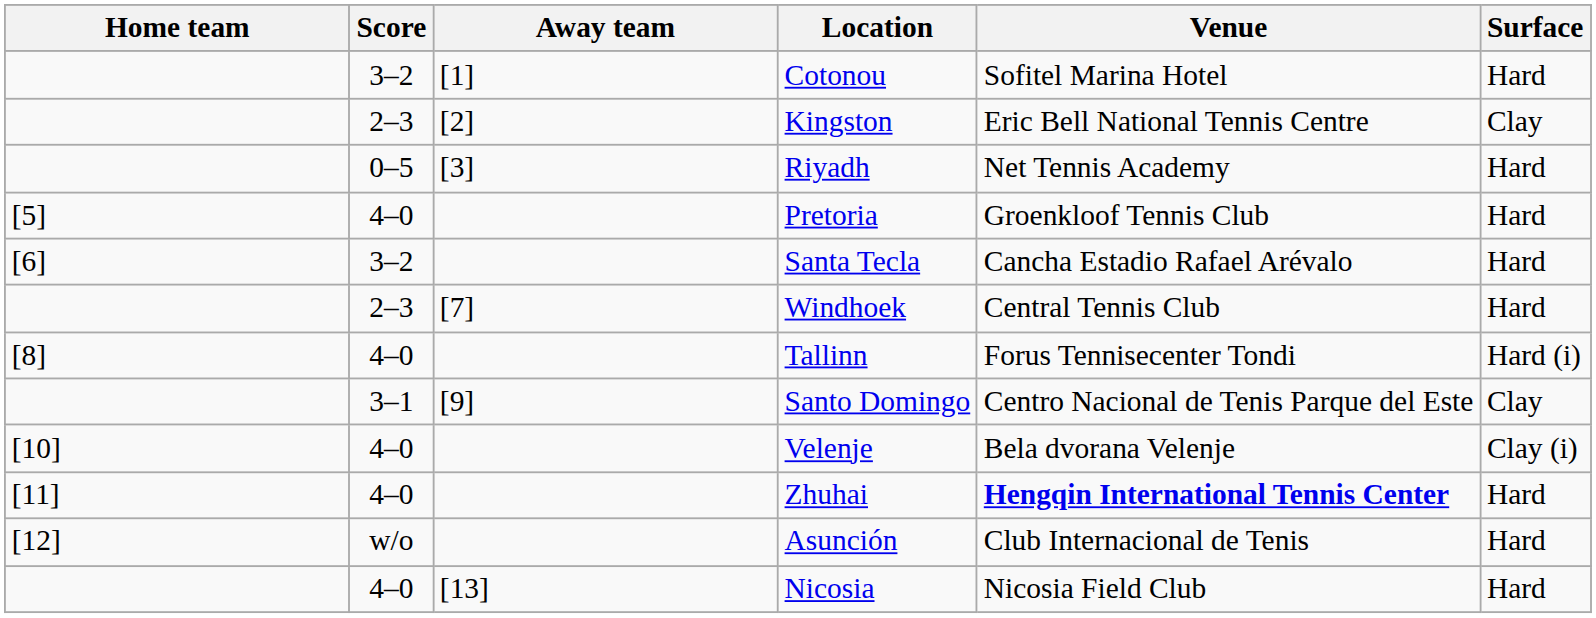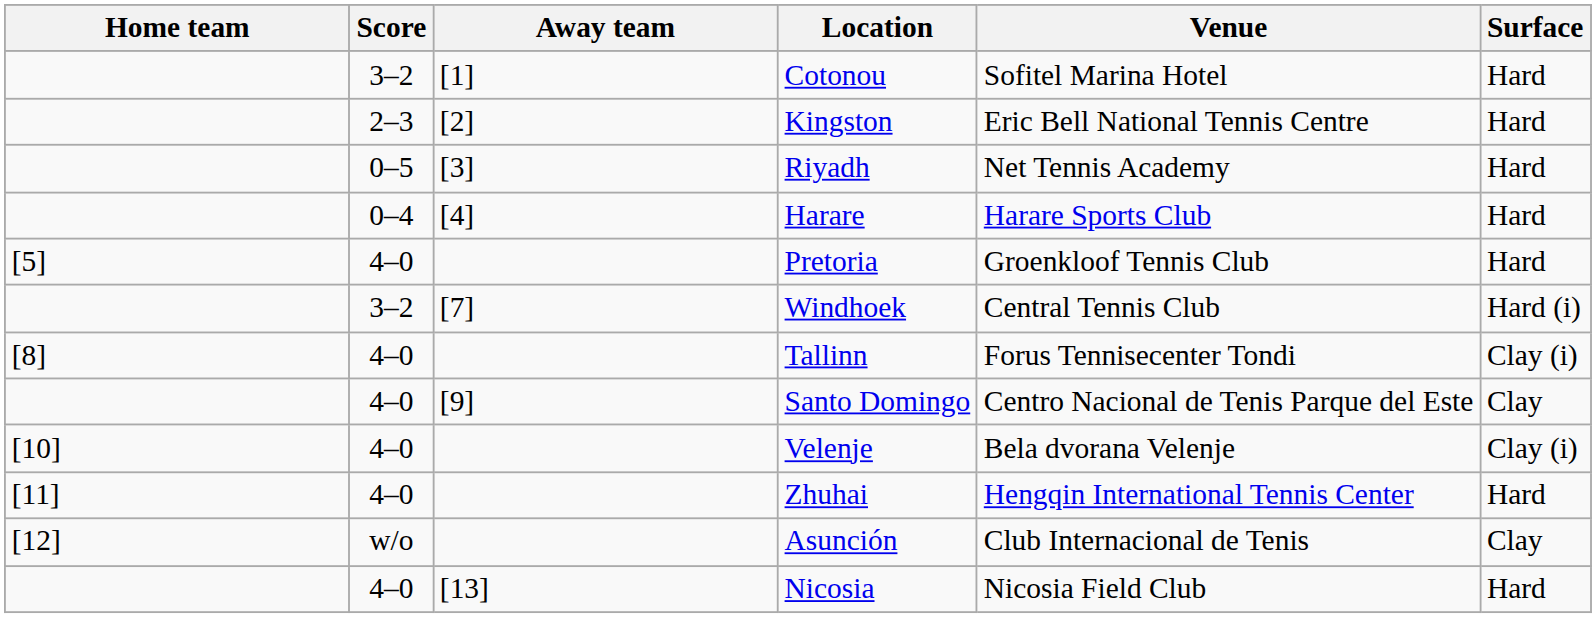(1515, 121) Clay -> (1516, 121) Hard
+ row: (825, 214)
- row: (852, 261)
(391, 307) 2–3 -> (391, 307) 3–2
(1516, 307) Hard -> (1534, 307) Hard (i)
(1534, 354) Hard (i) -> (1532, 354) Clay (i)
(391, 401) 3–1 -> (391, 401) 4–0
(1217, 494) bold -> (1199, 494) normal
(1516, 541) Hard -> (1515, 541) Clay
